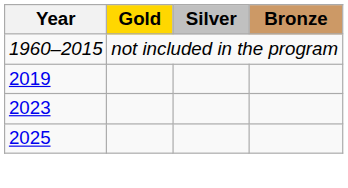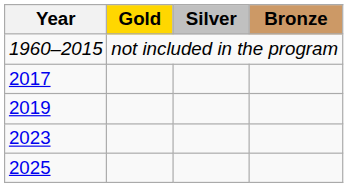+ row: (30, 78)
